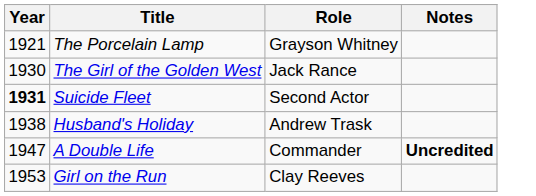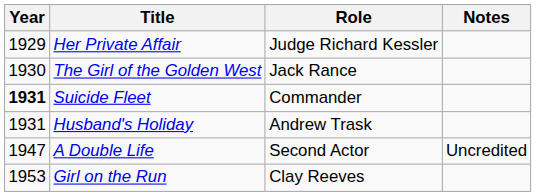- row: (129, 44)
+ row: (117, 44)
(319, 97) Second Actor -> (315, 97) Commander
(27, 124) 1938 -> (27, 124) 1931
(315, 151) Commander -> (319, 151) Second Actor
(450, 151) bold -> (487, 151) normal
